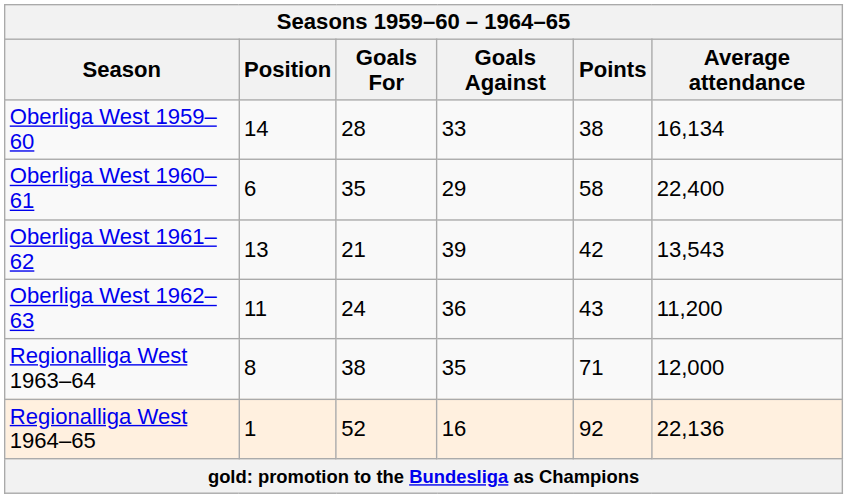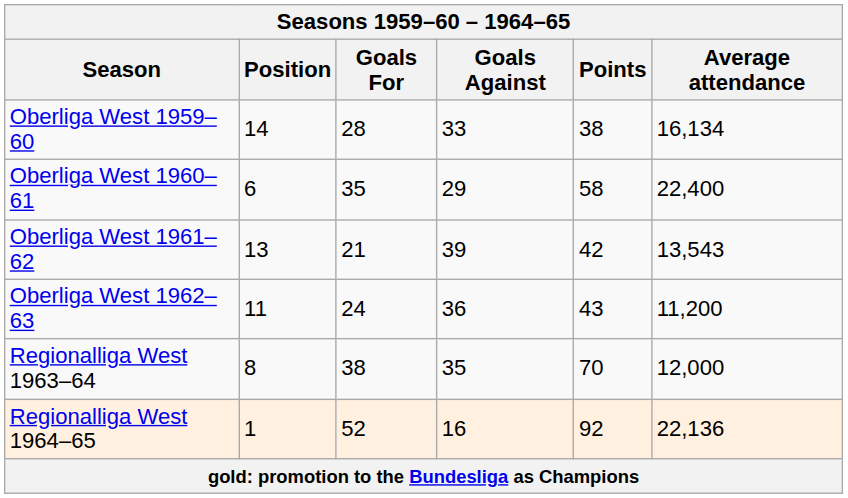(591, 368) 71 -> (591, 368) 70
